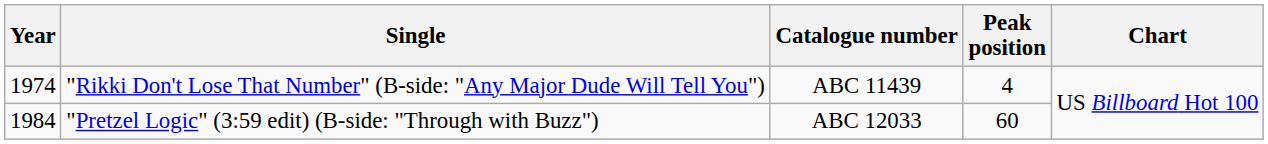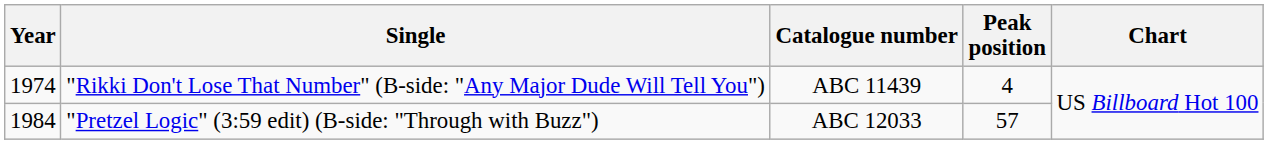(1007, 120) 60 -> (1007, 120) 57
